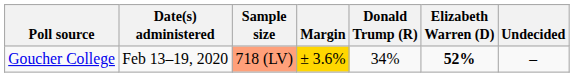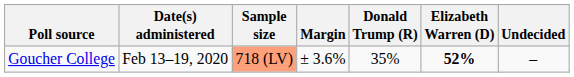(323, 59) gold background -> (323, 59) no background
(385, 59) 34% -> (385, 59) 35%
